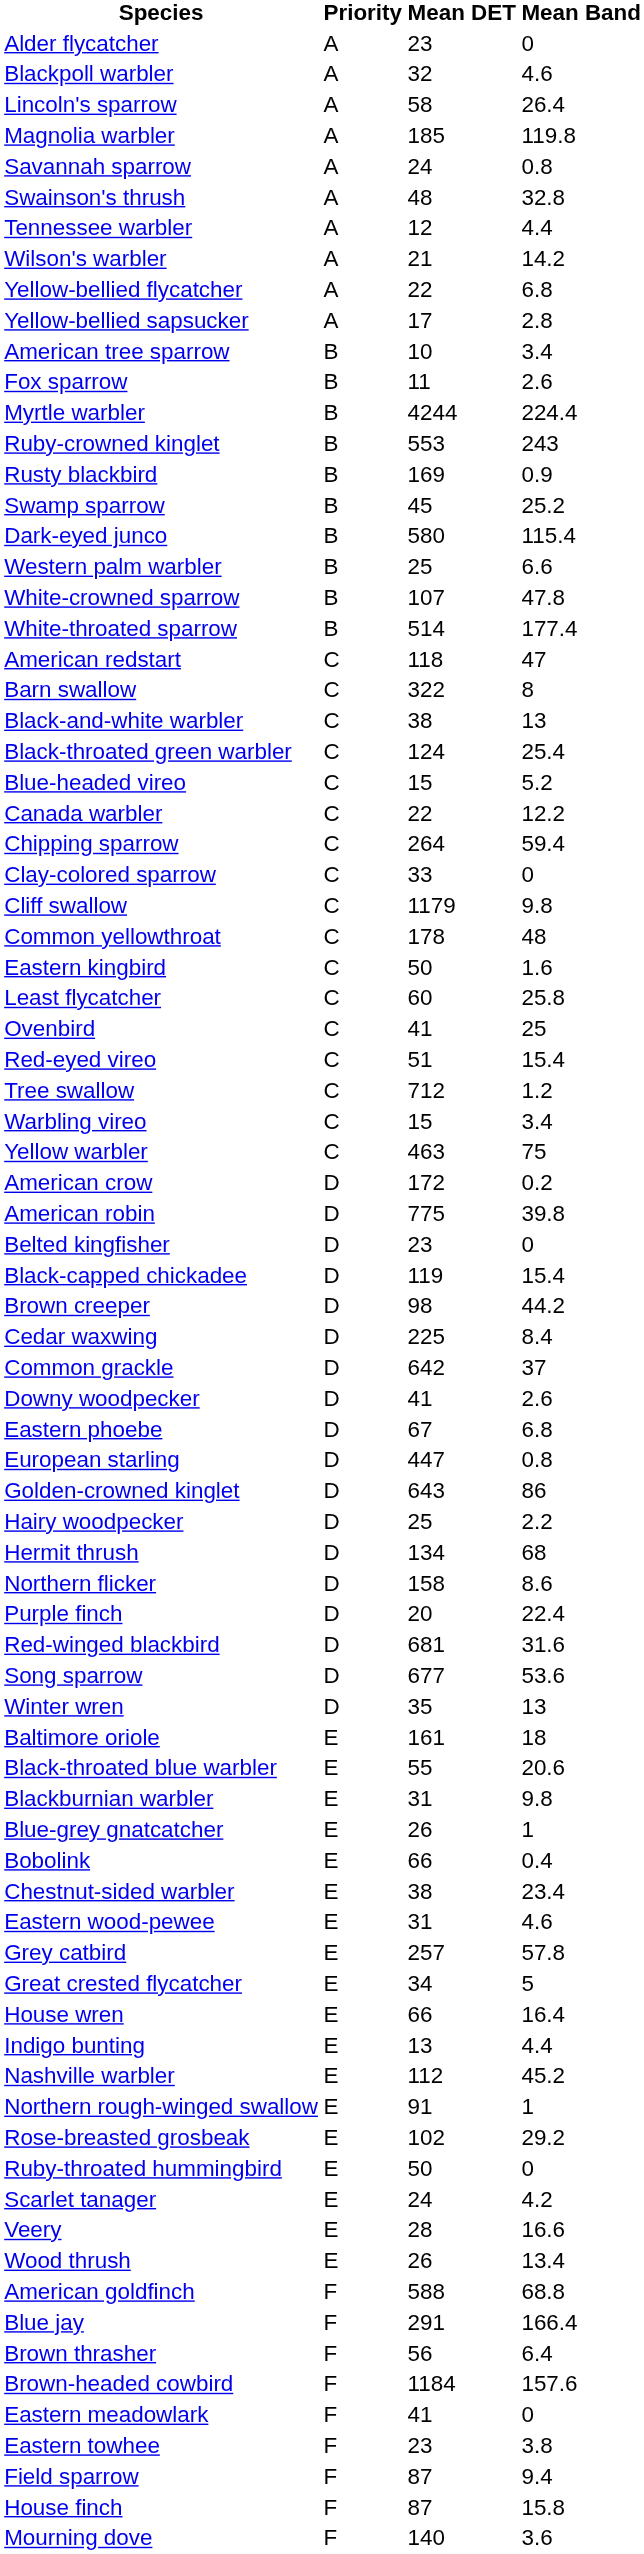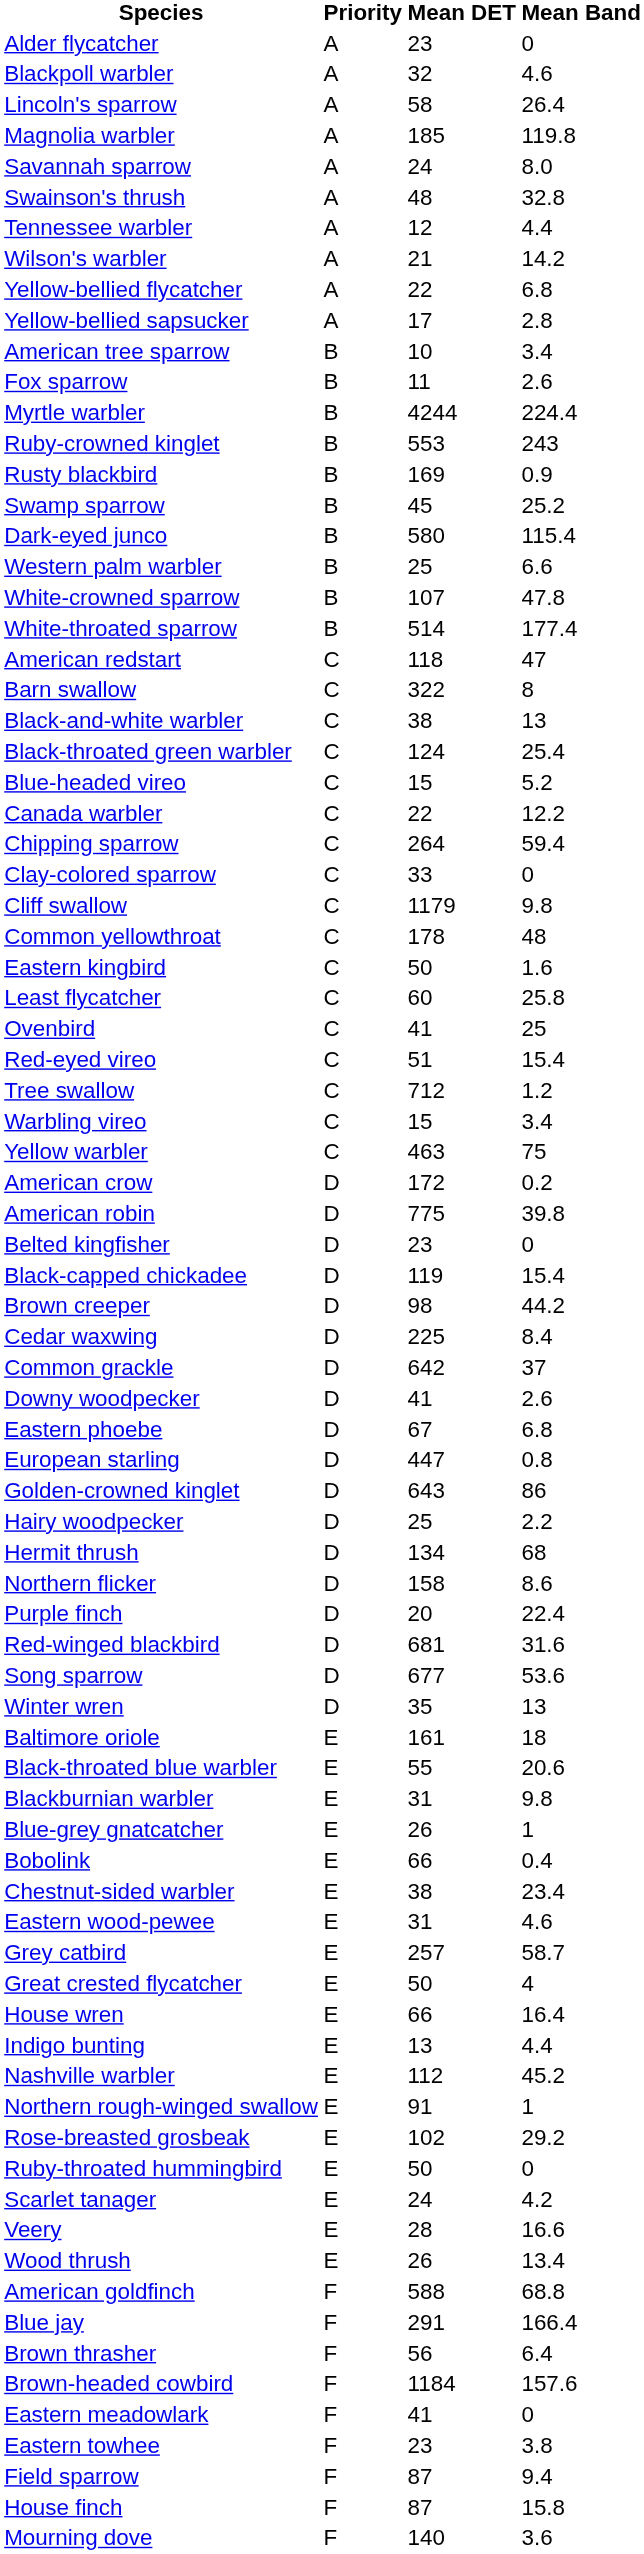(537, 166) 0.8 -> (537, 166) 8.0
(543, 1952) 57.8 -> (543, 1952) 58.7
(420, 1983) 34 -> (420, 1983) 50
(528, 1983) 5 -> (528, 1983) 4
